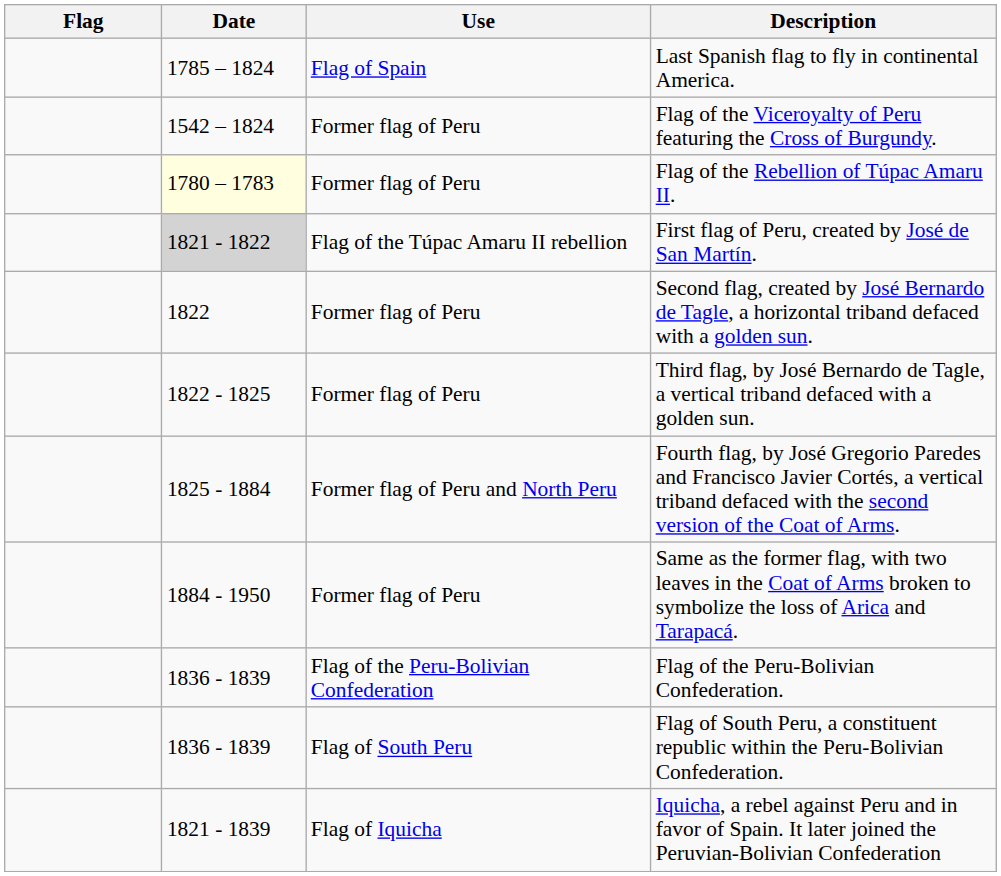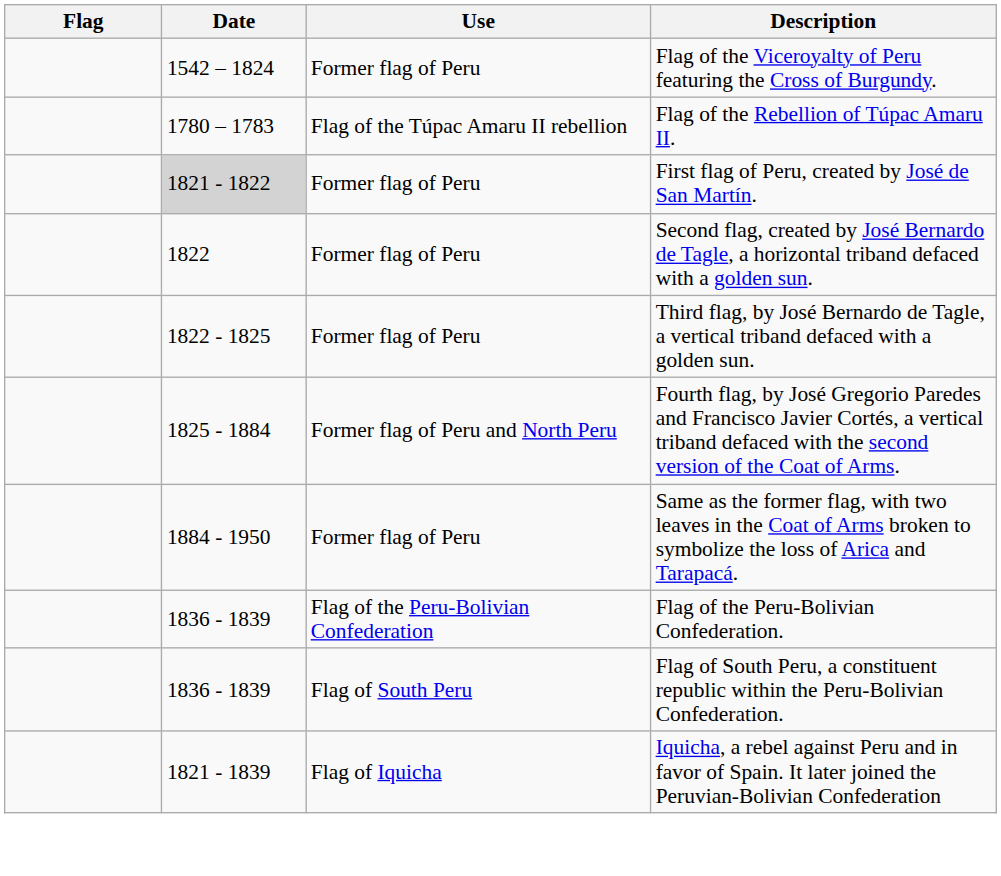- row: (817, 67)
(220, 183) lightyellow background -> (220, 125) no background
(396, 183) Former flag of Peru -> (469, 125) Flag of the Túpac Amaru II rebellion
(469, 241) Flag of the Túpac Amaru II rebellion -> (396, 183) Former flag of Peru
